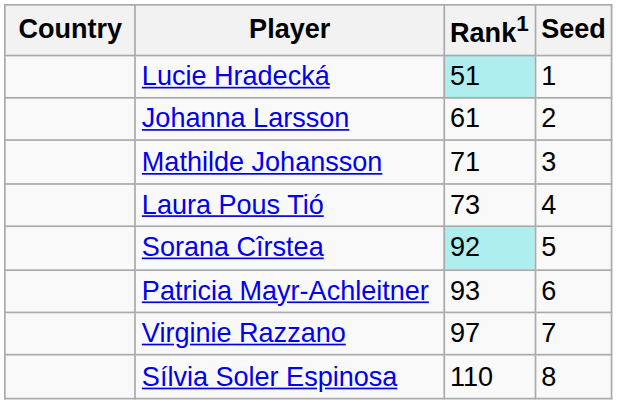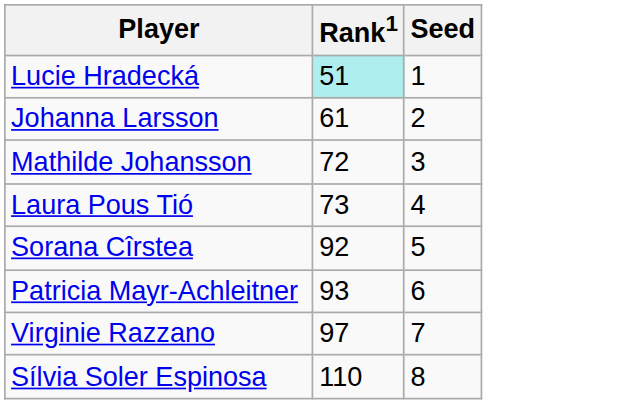- column: (70, 29)
(465, 161) 71 -> (334, 161) 72
(465, 247) paleturquoise background -> (334, 247) no background
